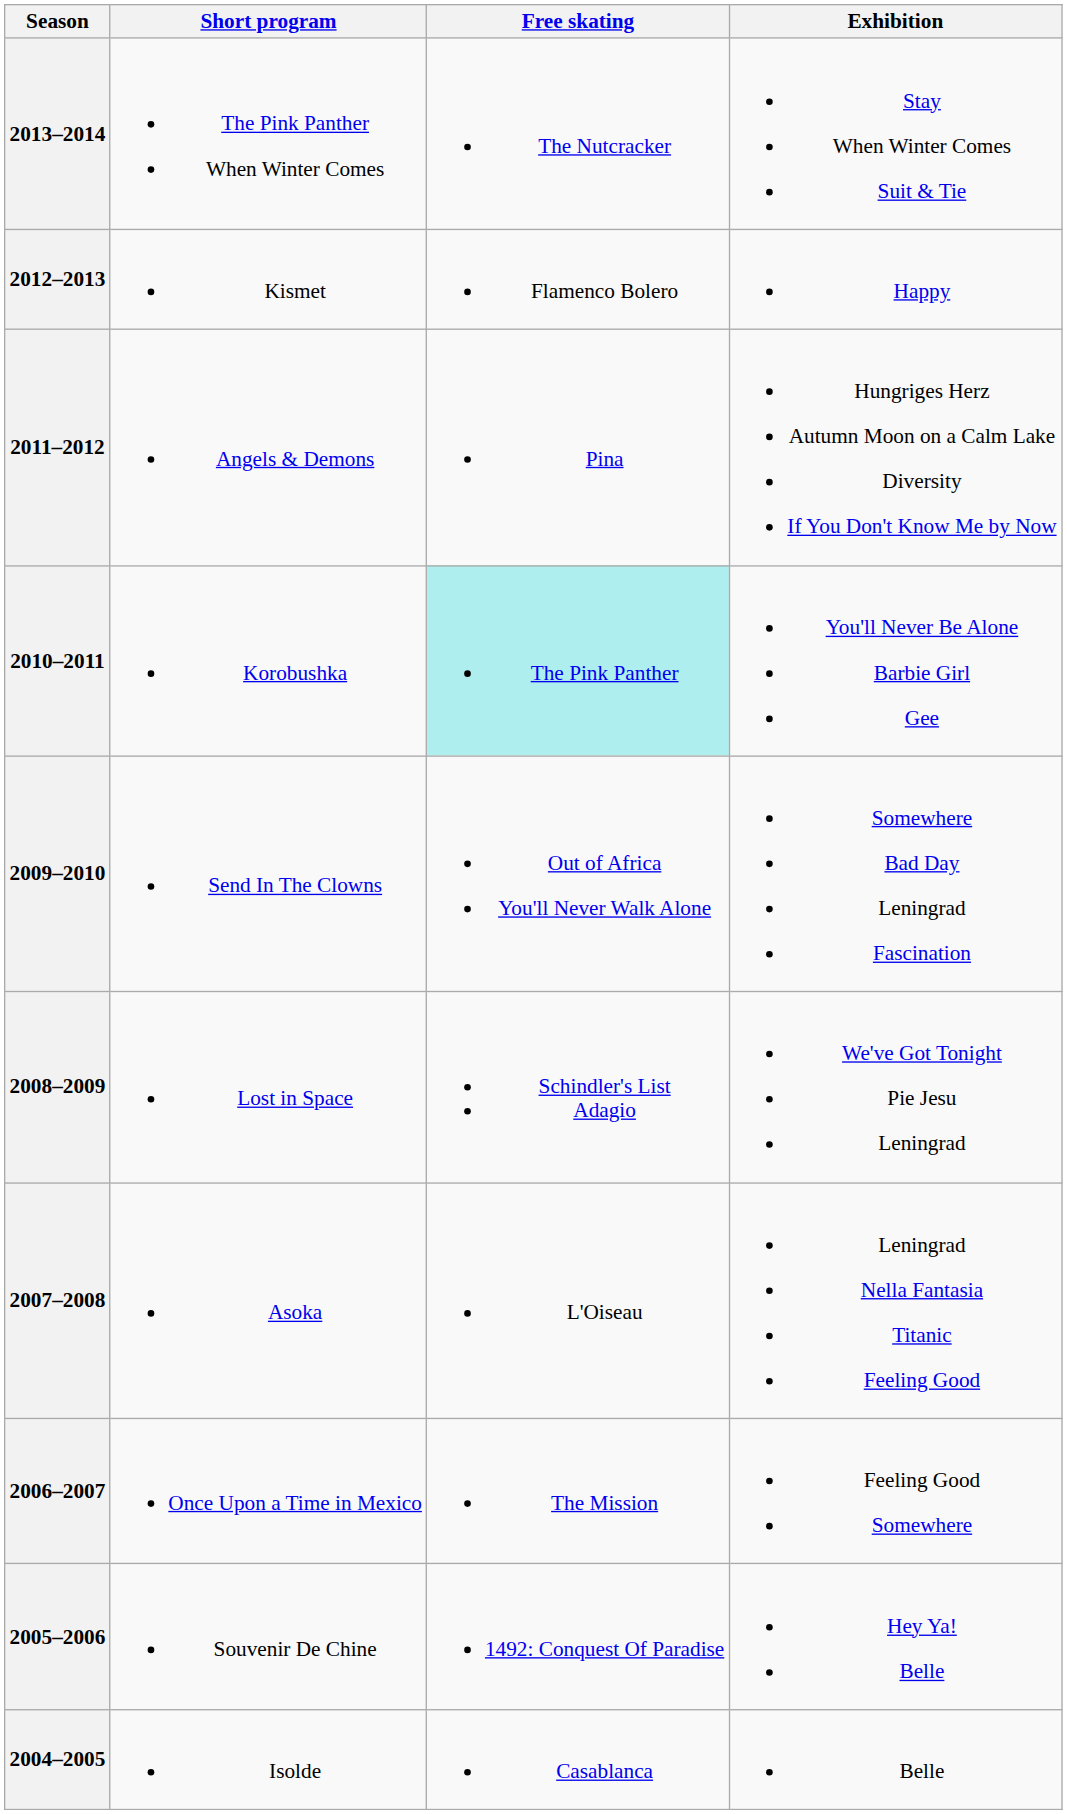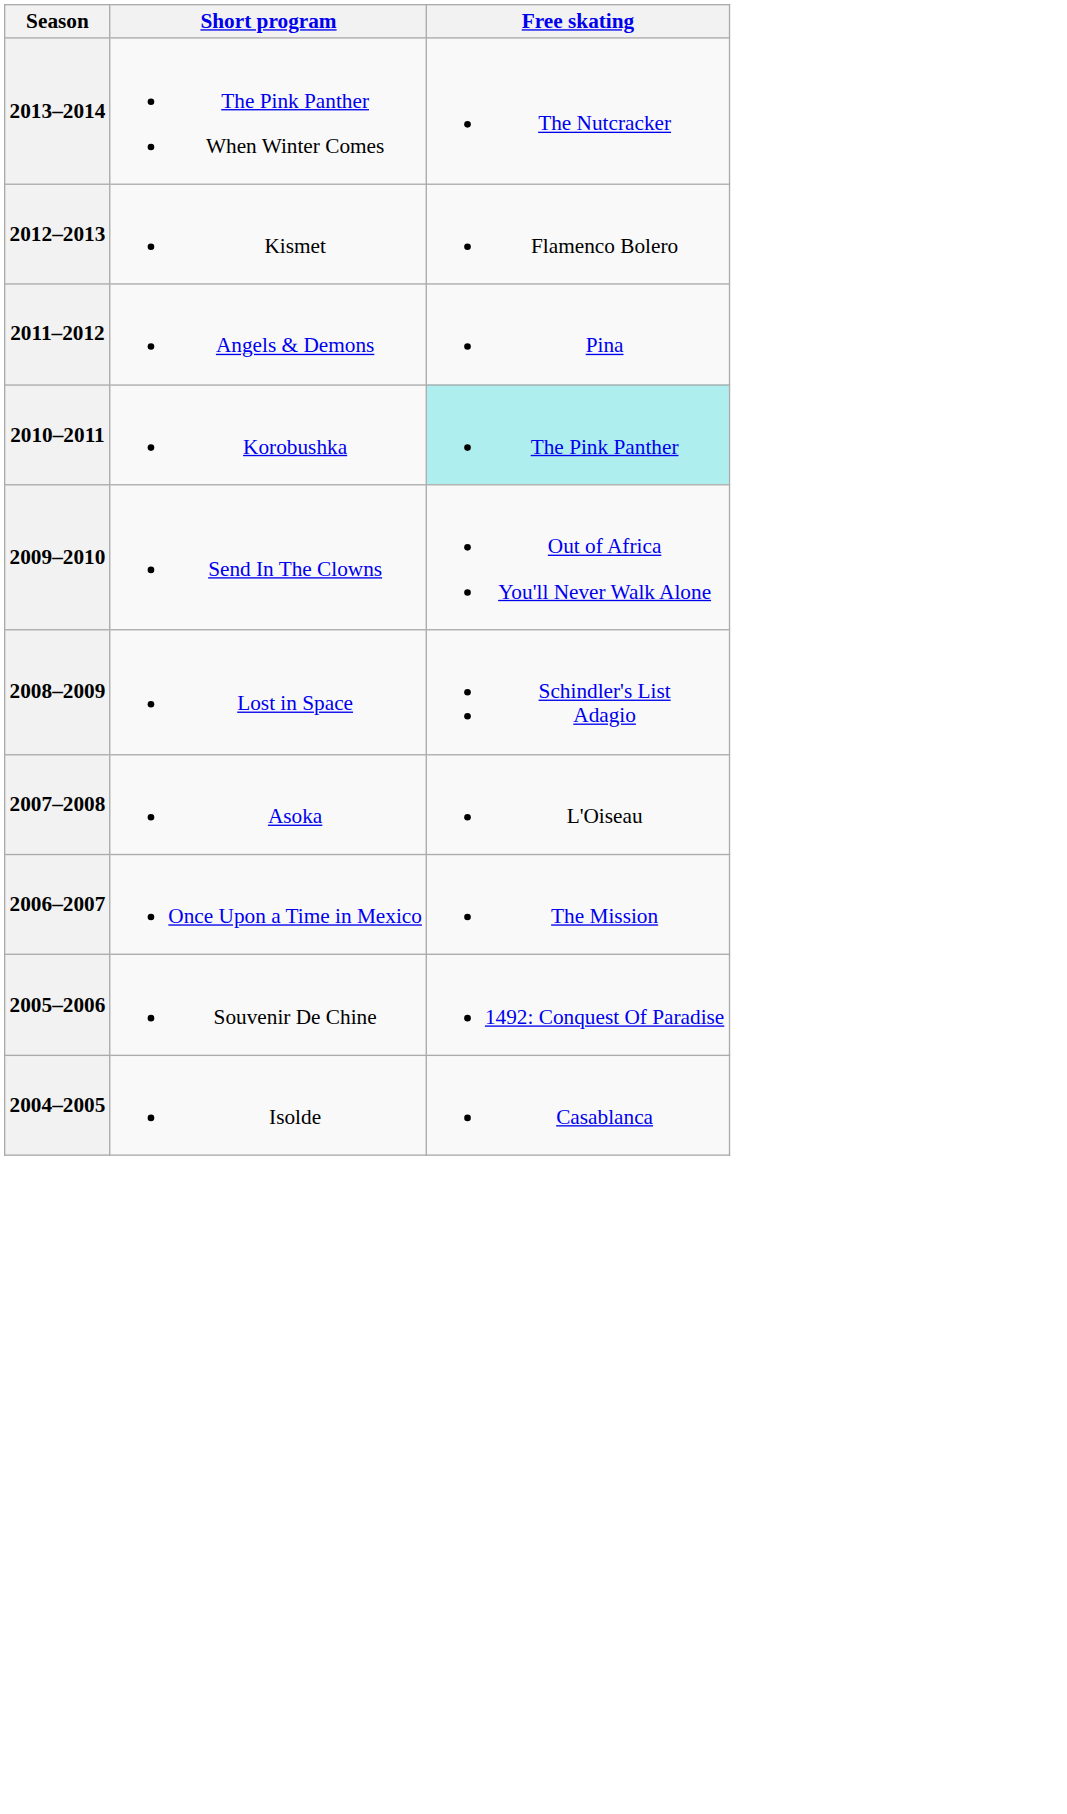- column: (895, 21)
